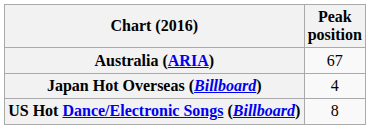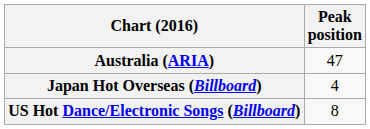(335, 60) 67 -> (335, 60) 47
